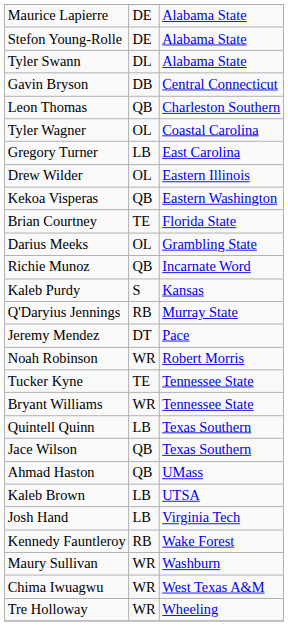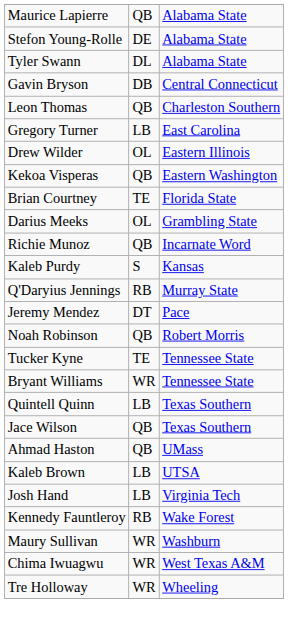(142, 15) DE -> (142, 15) QB
- row: (47, 130)
(144, 358) WR -> (142, 335) QB
